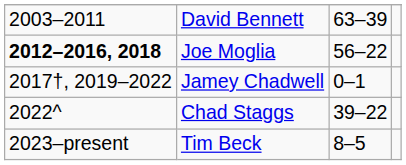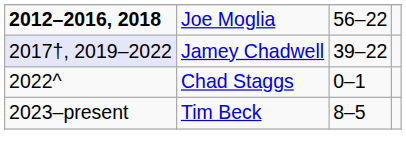- row: (242, 19)
(91, 81) no background -> (91, 50) lavender background
(349, 81) 0–1 -> (360, 50) 39–22
(360, 112) 39–22 -> (349, 81) 0–1
